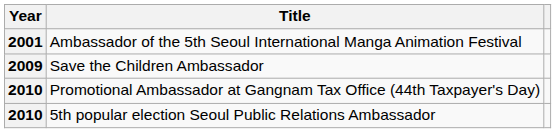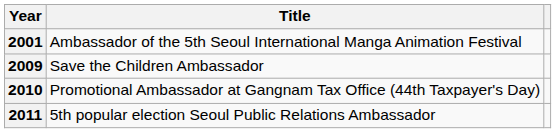(25, 115) 2010 -> (25, 115) 2011
